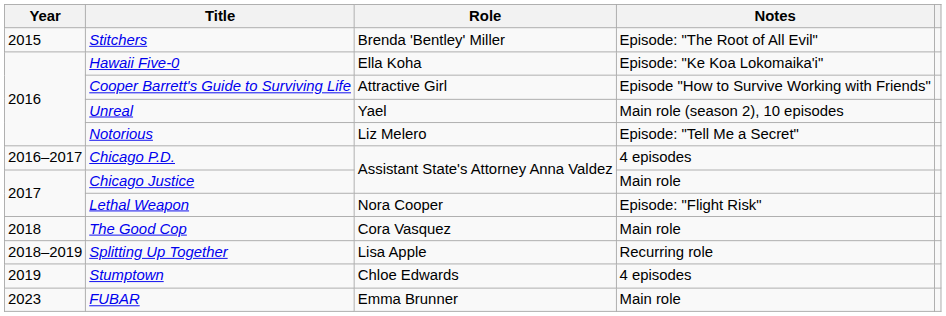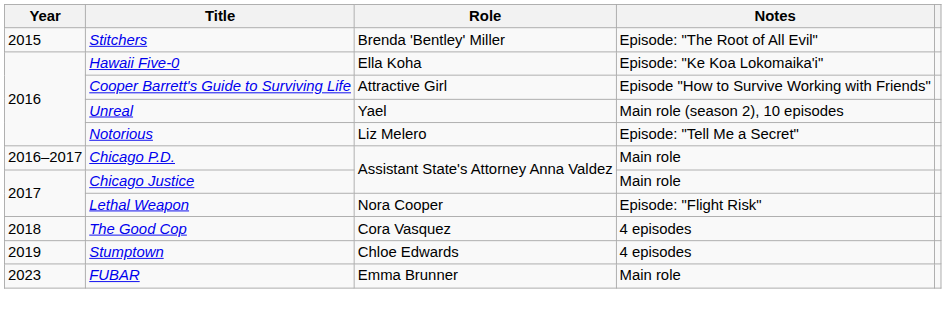(656, 157) 4 episodes -> (650, 157) Main role
(650, 228) Main role -> (656, 228) 4 episodes
- row: (158, 252)
